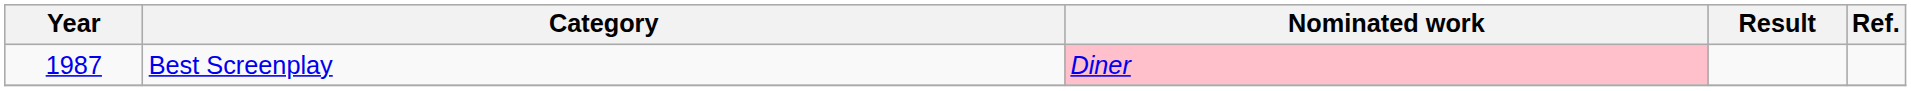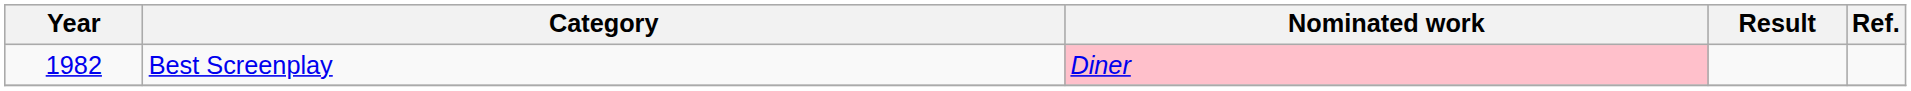(74, 64) 1987 -> (74, 64) 1982
